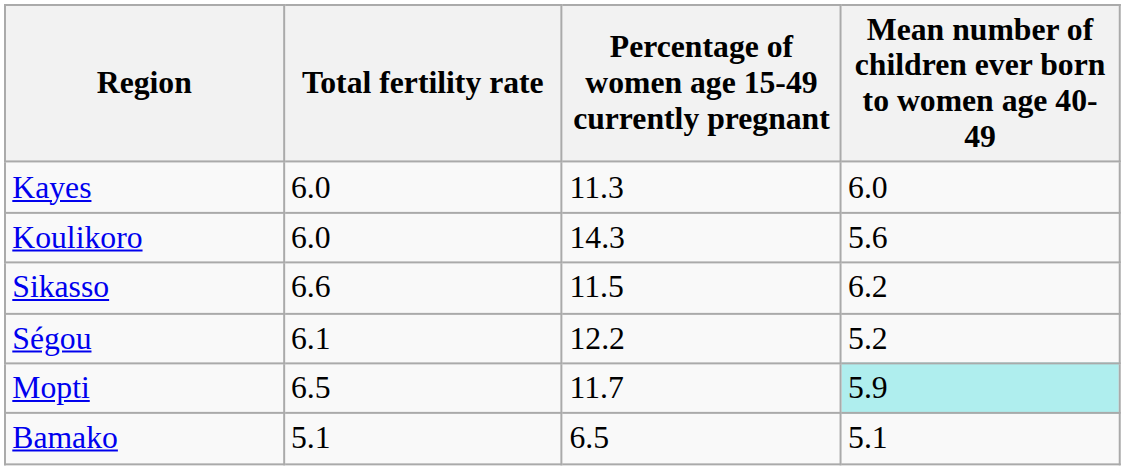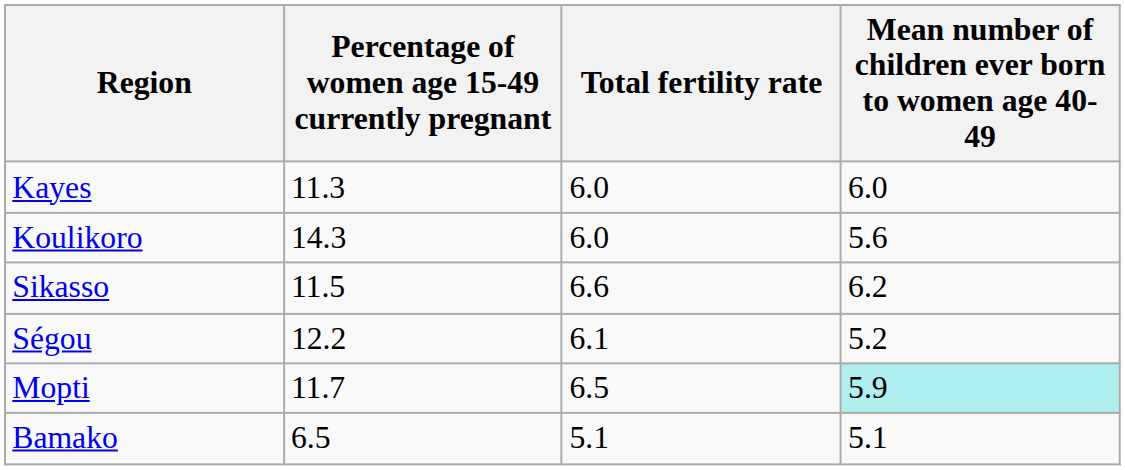columns swapped: (423, 83) <-> (701, 83)
